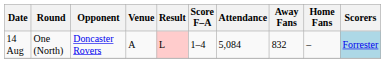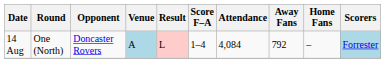(132, 44) no background -> (132, 44) lightblue background
(230, 44) 5,084 -> (230, 44) 4,084
(279, 44) 832 -> (279, 44) 792
